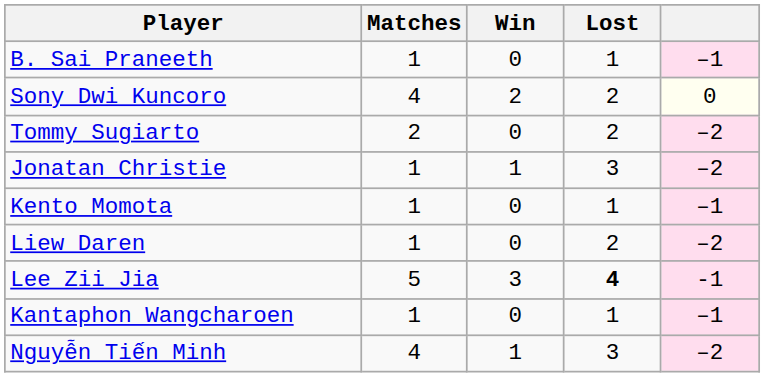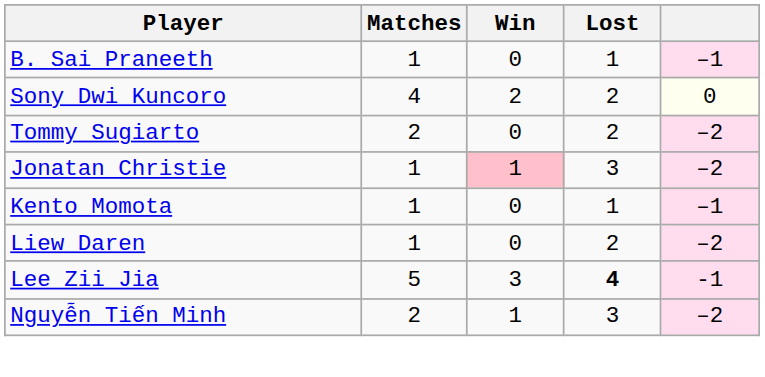(515, 170) no background -> (515, 170) pink background
- row: (152, 316)
(414, 353) 4 -> (414, 316) 2
